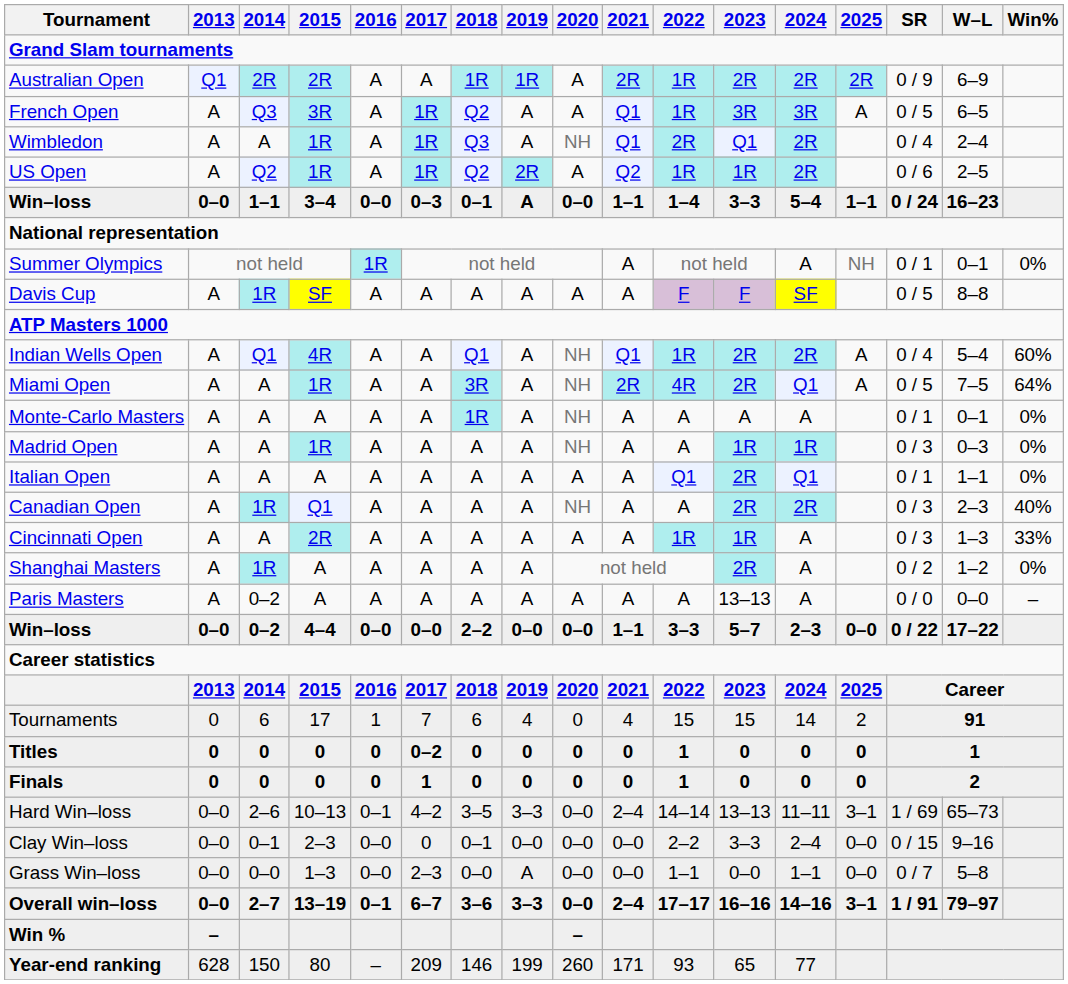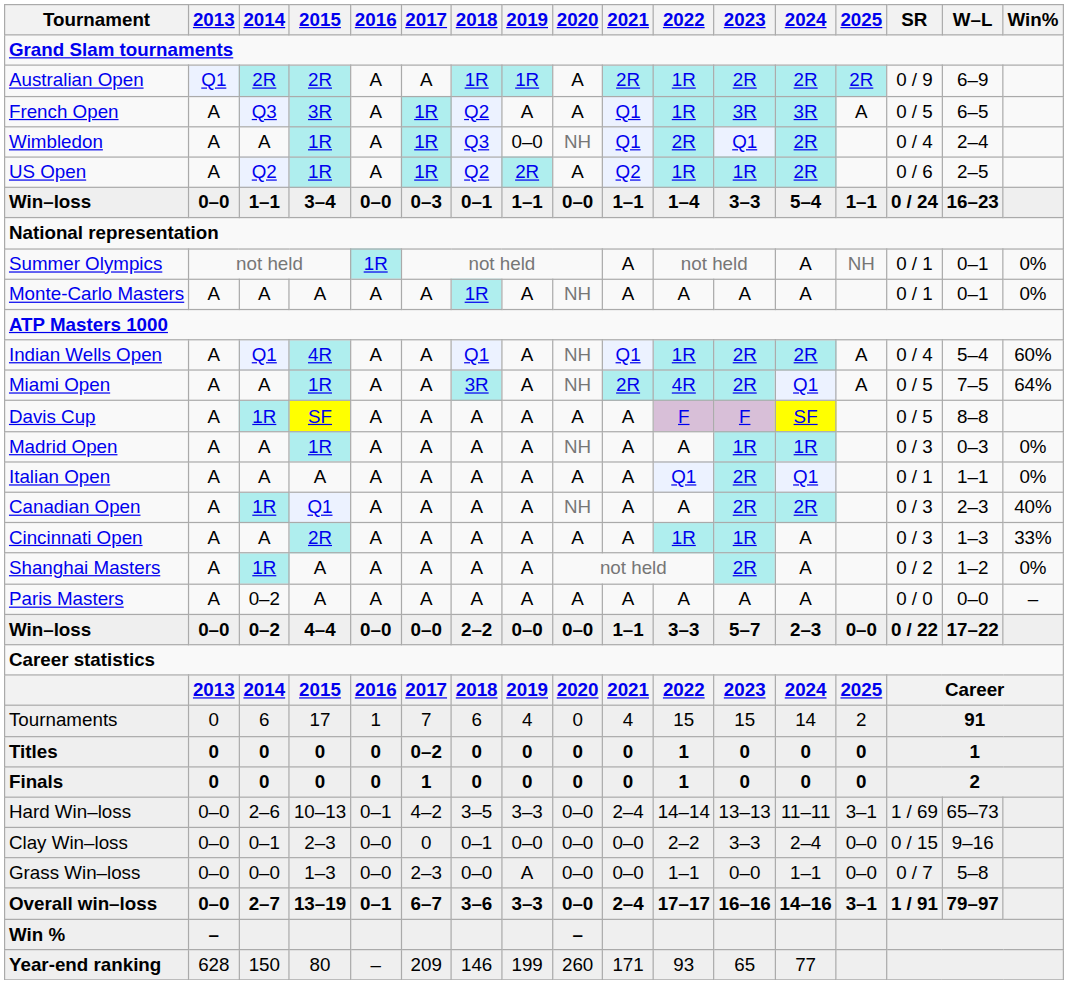(527, 141) A -> (527, 141) 0–0
(527, 202) A -> (527, 202) 1–1
rows swapped: (52, 293) <-> (97, 415)
(745, 598) 13–13 -> (745, 598) A
